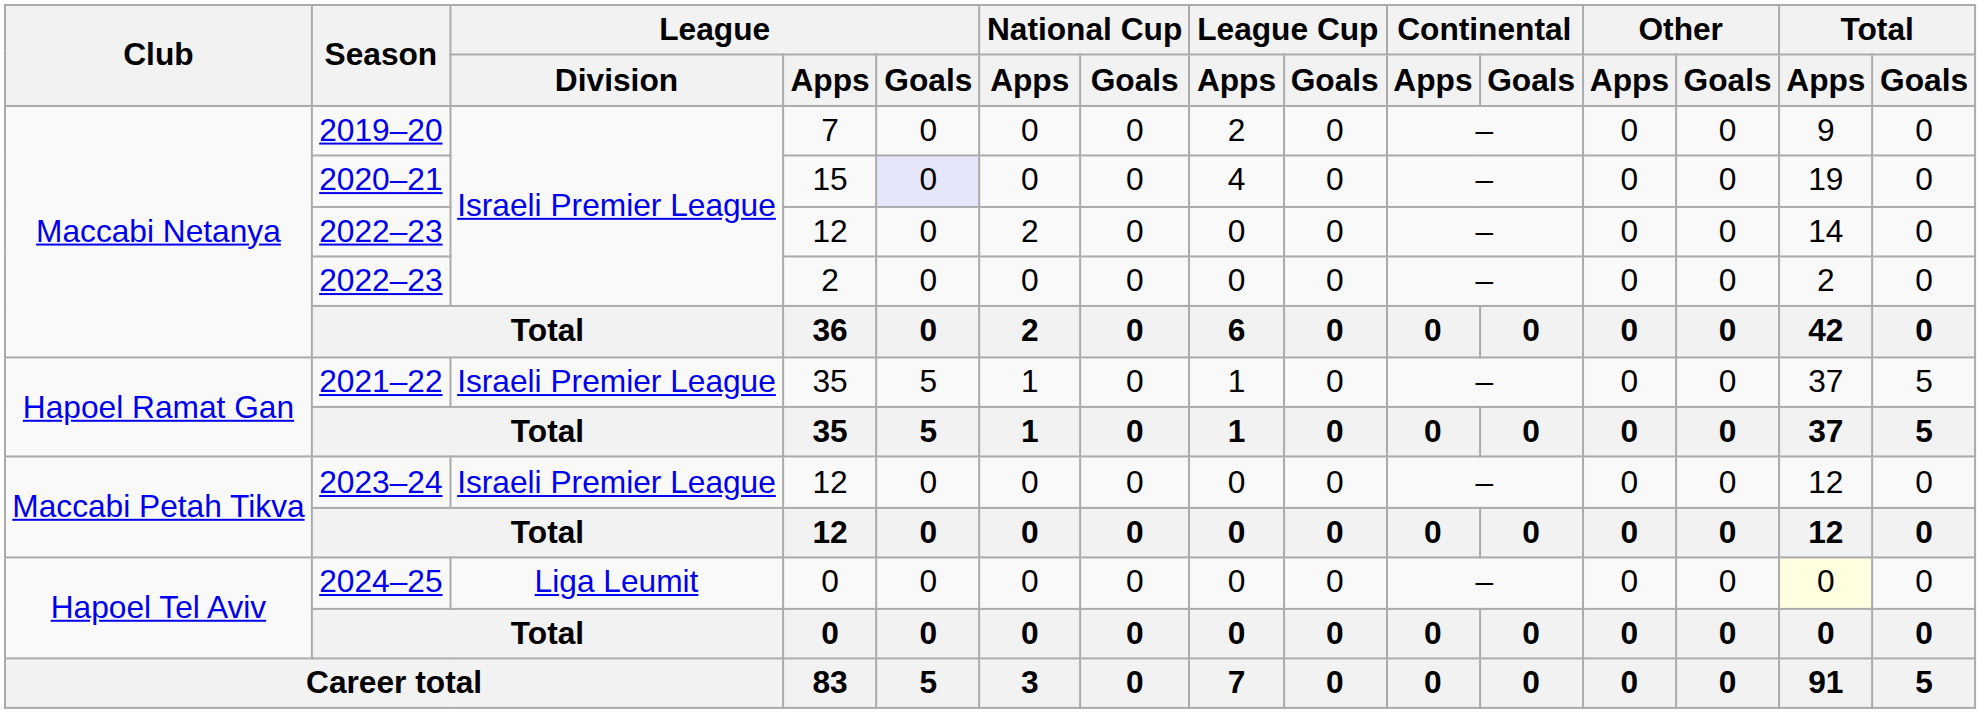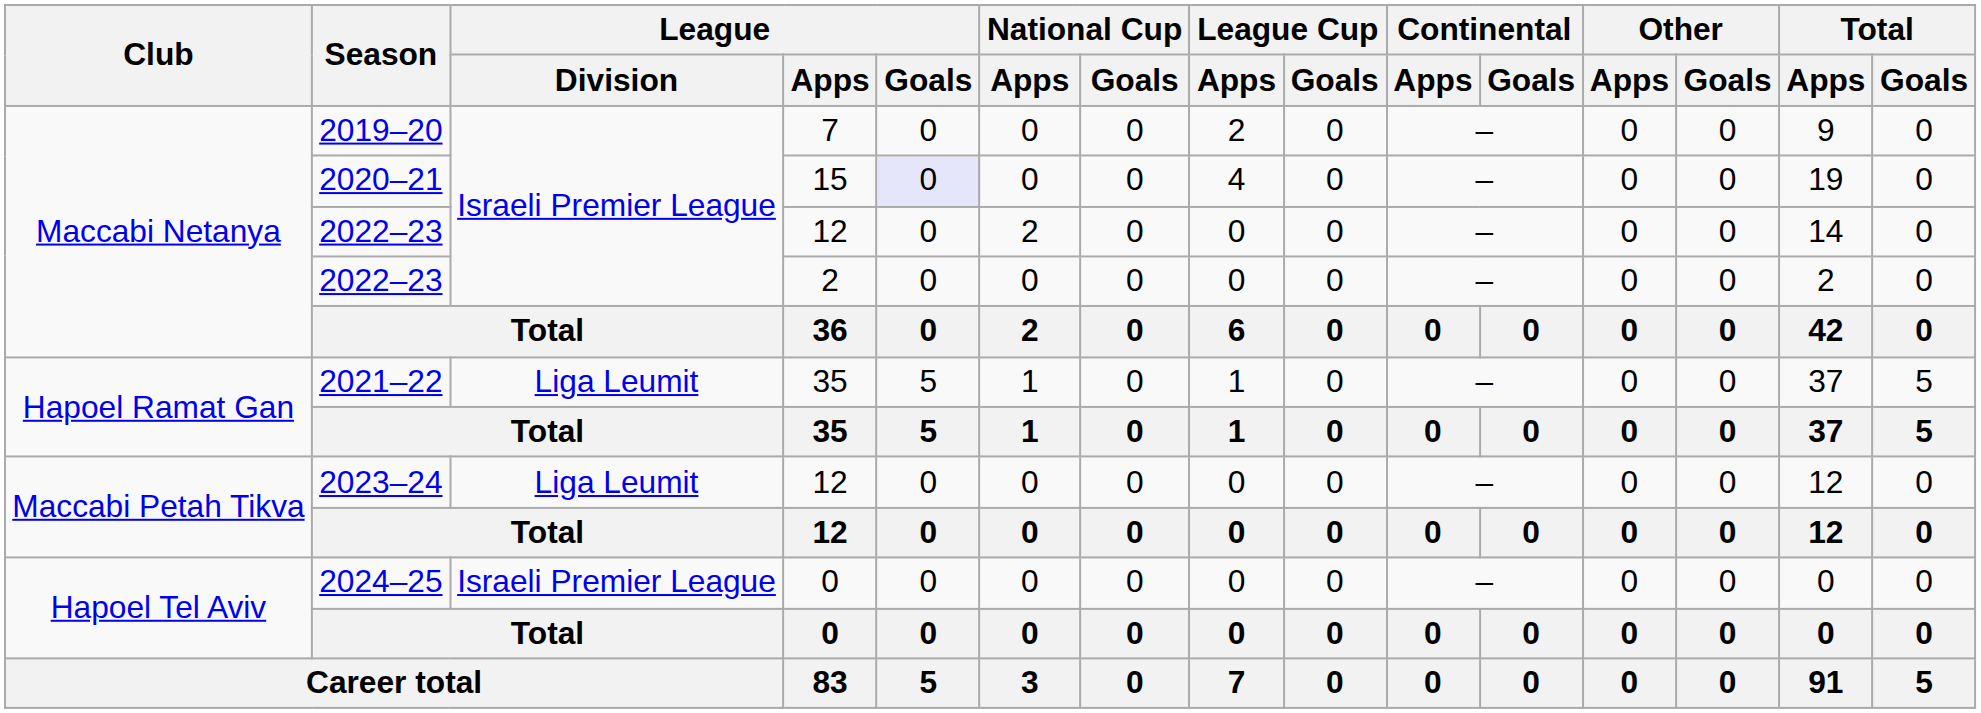(617, 381) Israeli Premier League -> (617, 381) Liga Leumit
(617, 481) Israeli Premier League -> (617, 481) Liga Leumit
(617, 582) Liga Leumit -> (617, 582) Israeli Premier League
(1826, 582) lightyellow background -> (1826, 582) no background
